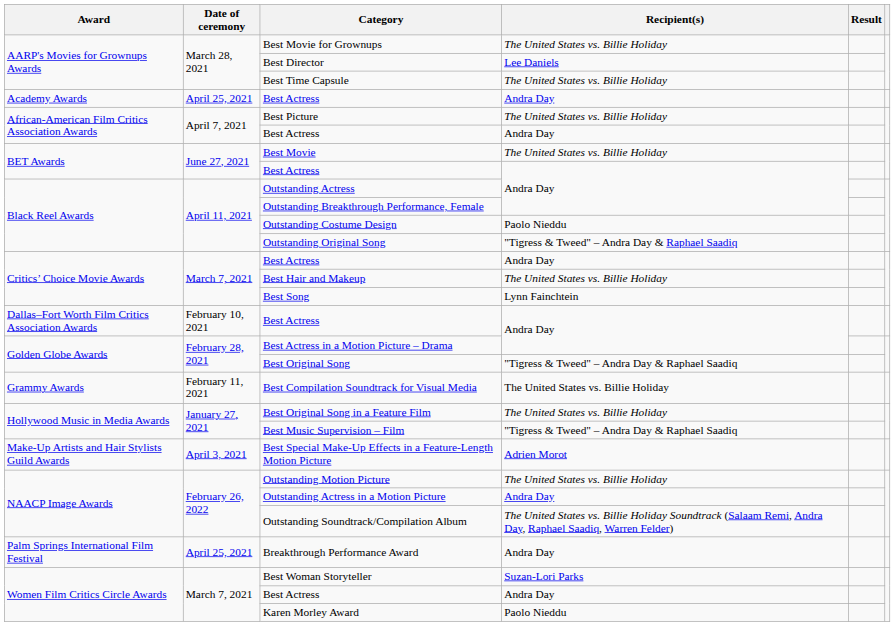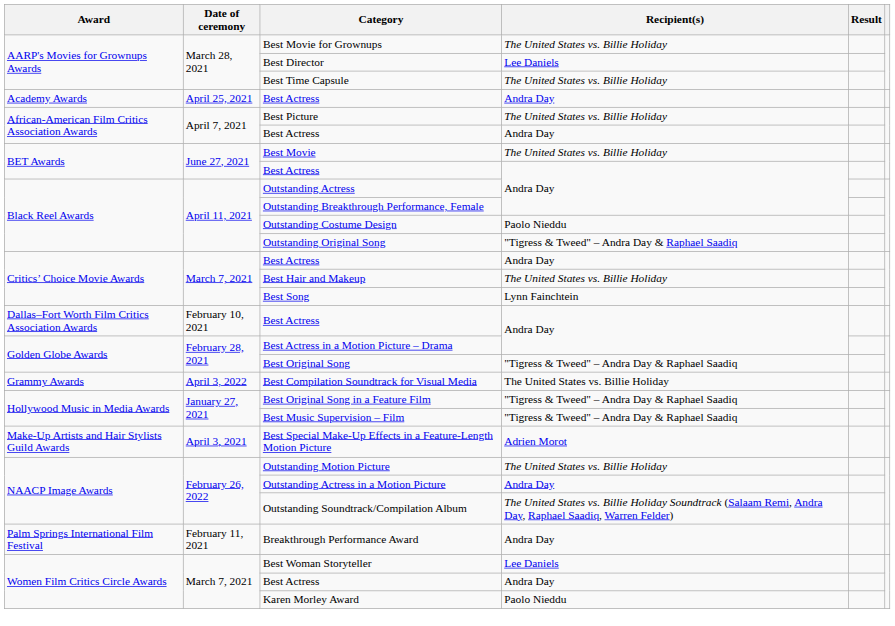(215, 387) February 11, 2021 -> (216, 381) April 3, 2022
(586, 412) The United States vs. Billie Holiday -> (621, 399) "Tigress & Tweed" – Andra Day & Raphael Saadiq
(219, 552) April 25, 2021 -> (215, 539) February 11, 2021
(544, 576) Suzan-Lori Parks -> (531, 563) Lee Daniels
